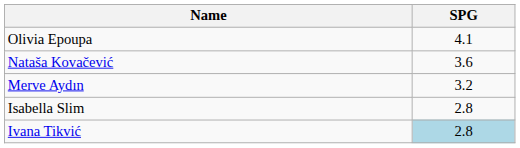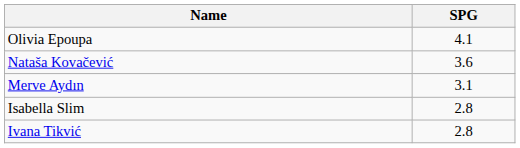(464, 85) 3.2 -> (464, 85) 3.1
(464, 131) lightblue background -> (464, 131) no background
